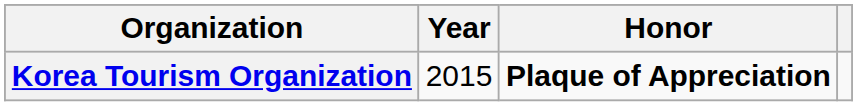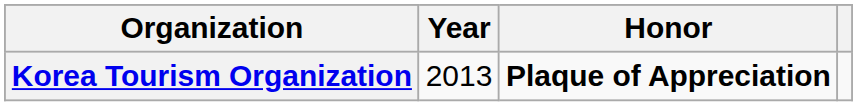(459, 75) 2015 -> (459, 75) 2013
